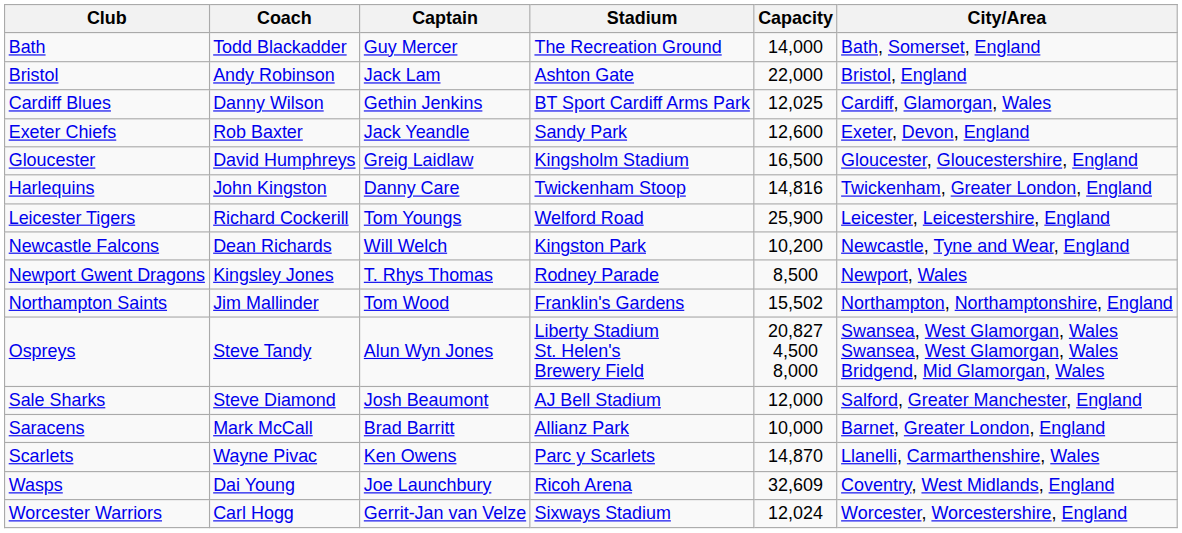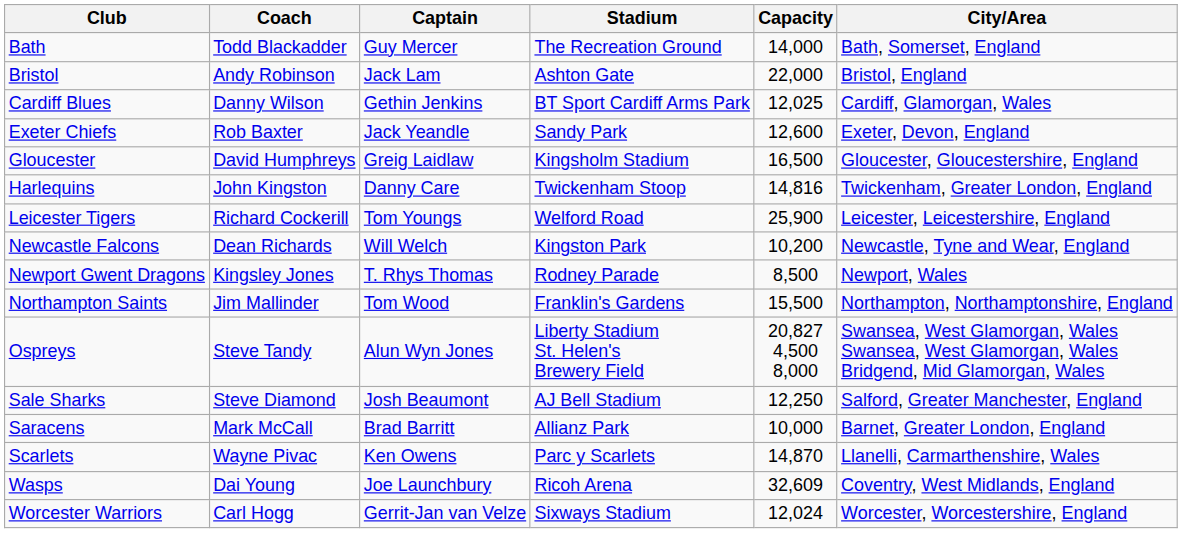(795, 302) 15,502 -> (795, 302) 15,500
(795, 400) 12,000 -> (795, 400) 12,250
